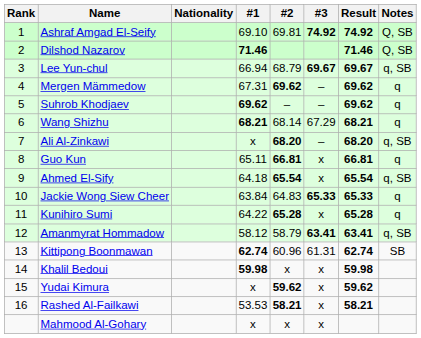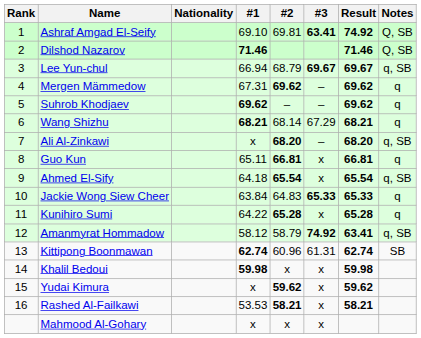(321, 31) 74.92 -> (321, 31) 63.41
(321, 232) 63.41 -> (321, 232) 74.92
